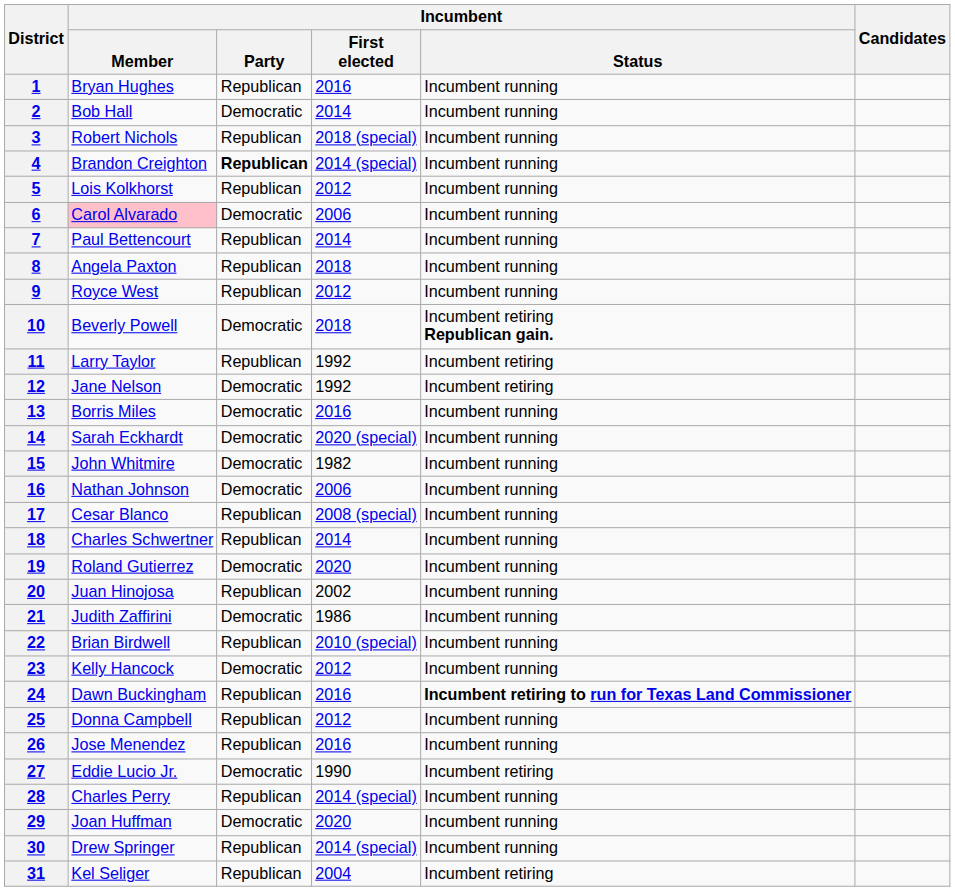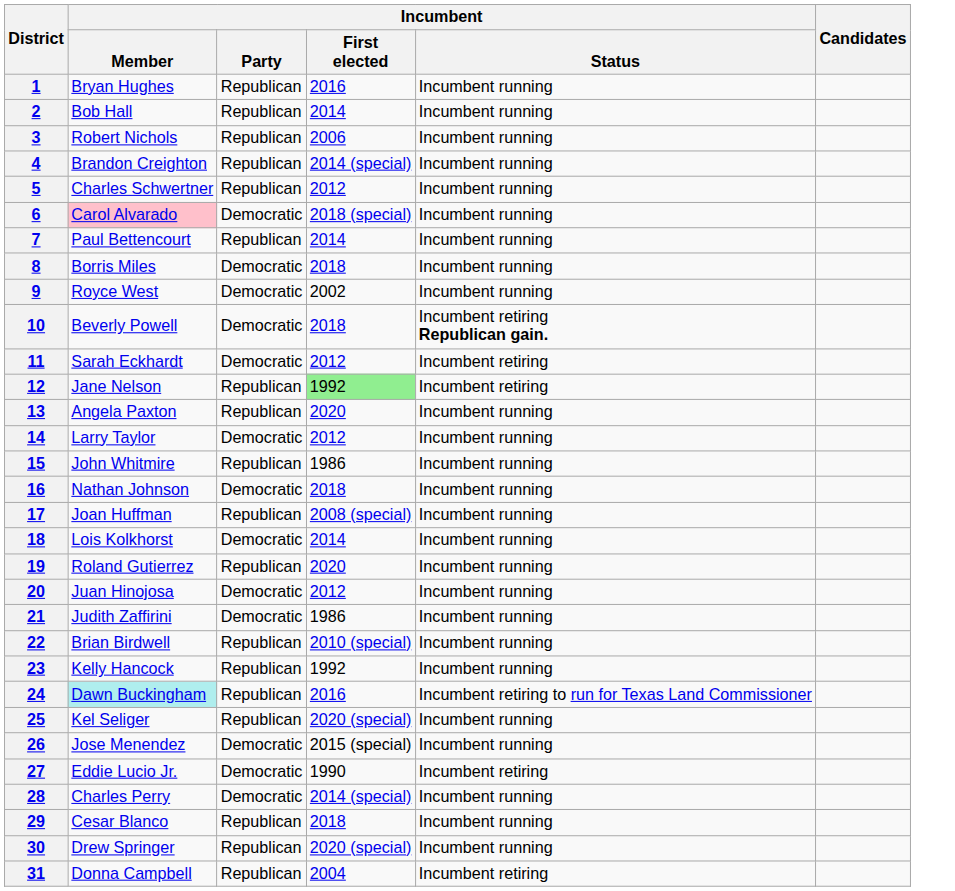(262, 112) Democratic -> (261, 112) Republican
(366, 138) 2018 (special) -> (328, 138) 2006
(264, 163) bold -> (261, 163) normal
(122, 189) Lois Kolkhorst -> (142, 189) Charles Schwertner
(333, 214) 2006 -> (361, 214) 2018 (special)
(124, 266) Angela Paxton -> (114, 266) Borris Miles
(261, 266) Republican -> (262, 266) Democratic
(261, 291) Republican -> (262, 291) Democratic
(333, 291) 2012 -> (328, 291) 2002
(113, 361) Larry Taylor -> (127, 361) Sarah Eckhardt
(261, 361) Republican -> (262, 361) Democratic
(333, 361) 1992 -> (328, 361) 2012
(262, 386) Democratic -> (261, 386) Republican
(333, 386) no background -> (328, 386) lightgreen background
(114, 412) Borris Miles -> (124, 412) Angela Paxton
(262, 412) Democratic -> (261, 412) Republican
(333, 412) 2016 -> (328, 412) 2020
(127, 438) Sarah Eckhardt -> (113, 438) Larry Taylor
(366, 438) 2020 (special) -> (328, 438) 2012
(262, 463) Democratic -> (261, 463) Republican
(333, 463) 1982 -> (328, 463) 1986
(333, 489) 2006 -> (328, 489) 2018
(120, 514) Cesar Blanco -> (122, 514) Joan Huffman
(142, 540) Charles Schwertner -> (122, 540) Lois Kolkhorst
(261, 540) Republican -> (262, 540) Democratic
(262, 566) Democratic -> (261, 566) Republican
(261, 591) Republican -> (262, 591) Democratic
(333, 591) 2002 -> (328, 591) 2012
(262, 668) Democratic -> (261, 668) Republican
(333, 668) 2012 -> (328, 668) 1992
(139, 694) no background -> (139, 694) paleturquoise background
(638, 694) bold -> (615, 694) normal
(132, 720) Donna Campbell -> (110, 720) Kel Seliger
(333, 720) 2012 -> (361, 720) 2020 (special)
(261, 745) Republican -> (262, 745) Democratic
(333, 745) 2016 -> (361, 745) 2015 (special)
(261, 796) Republican -> (262, 796) Democratic
(122, 822) Joan Huffman -> (120, 822) Cesar Blanco
(262, 822) Democratic -> (261, 822) Republican
(333, 822) 2020 -> (328, 822) 2018
(366, 848) 2014 (special) -> (361, 848) 2020 (special)
(110, 873) Kel Seliger -> (132, 873) Donna Campbell
